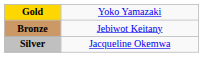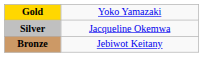rows swapped: (33, 44) <-> (33, 28)
